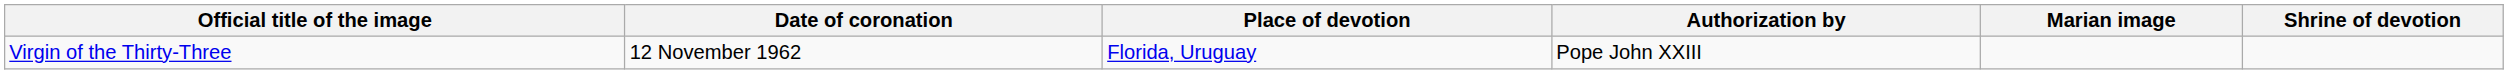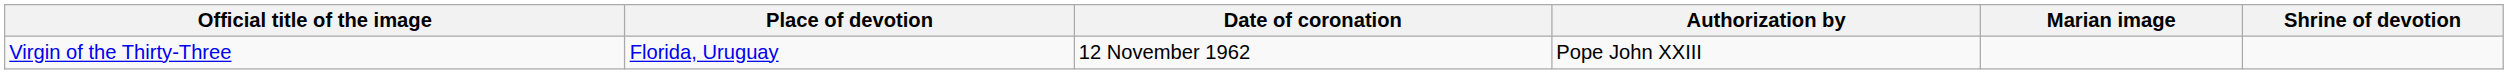columns swapped: (864, 20) <-> (1327, 20)
